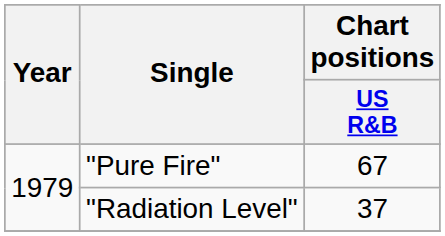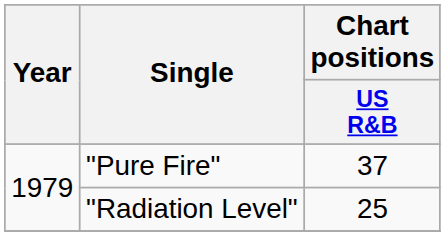(372, 165) 67 -> (372, 165) 37
(372, 209) 37 -> (372, 209) 25
